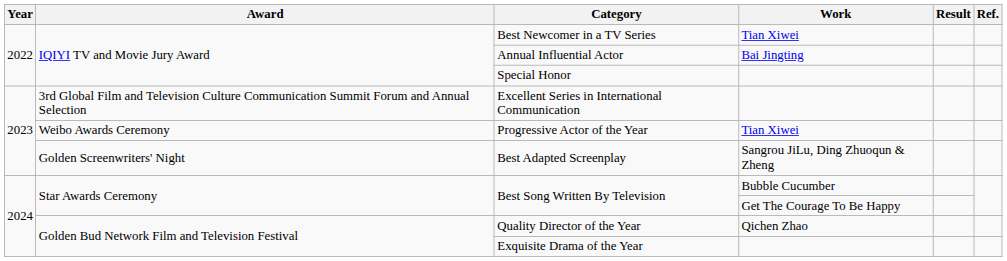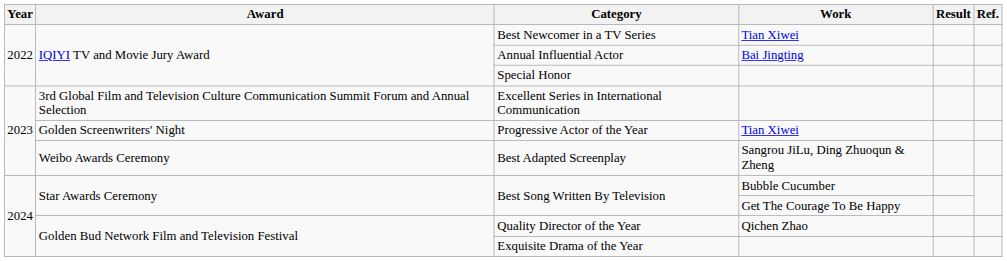(104, 130) Weibo Awards Ceremony -> (112, 130) Golden Screenwriters' Night
(112, 158) Golden Screenwriters' Night -> (104, 158) Weibo Awards Ceremony
